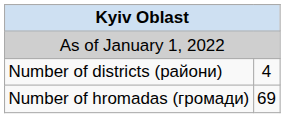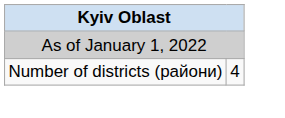- row: (129, 98)
